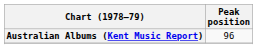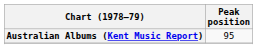(229, 36) 96 -> (229, 36) 95
